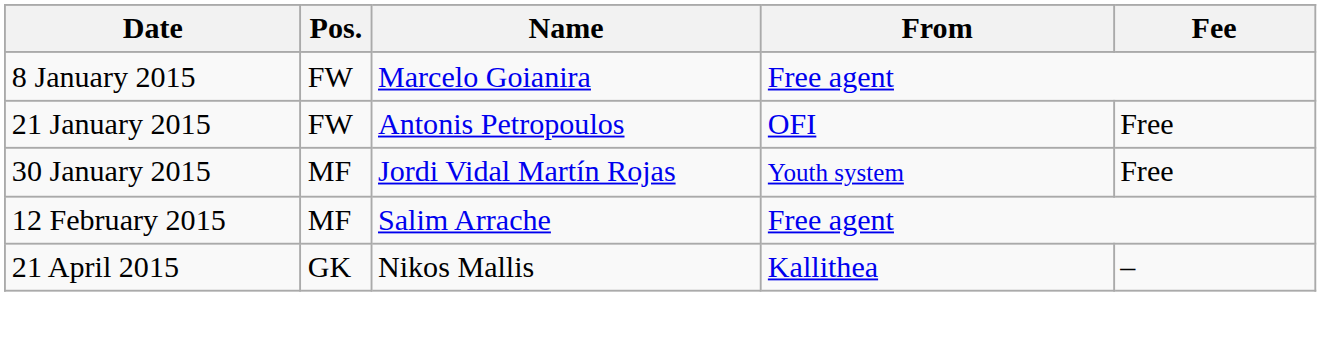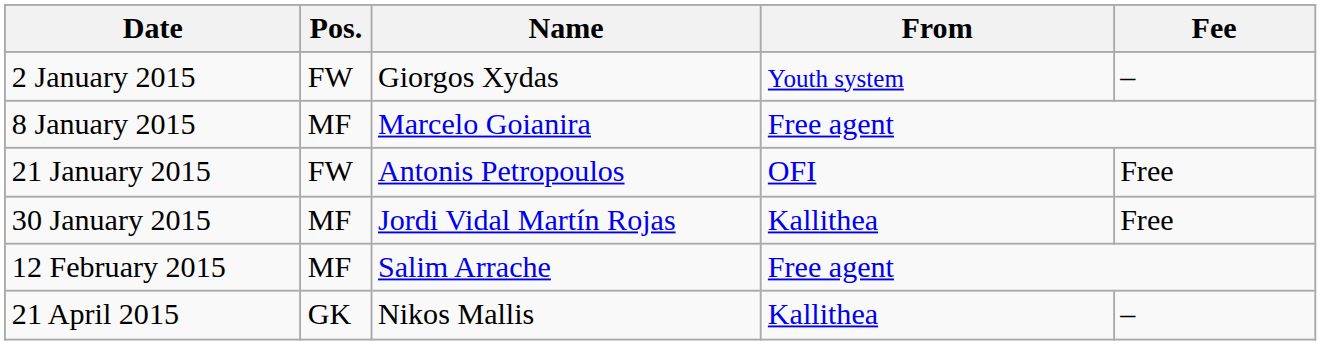+ row: (104, 76)
(330, 76) FW -> (329, 123) MF
(836, 173) Youth system -> (823, 219) Kallithea
